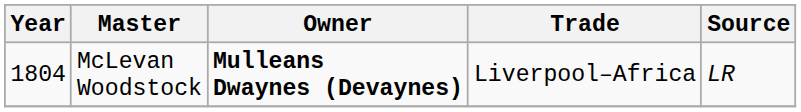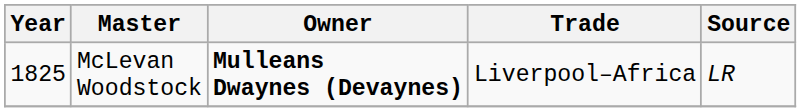(38, 75) 1804 -> (38, 75) 1825
